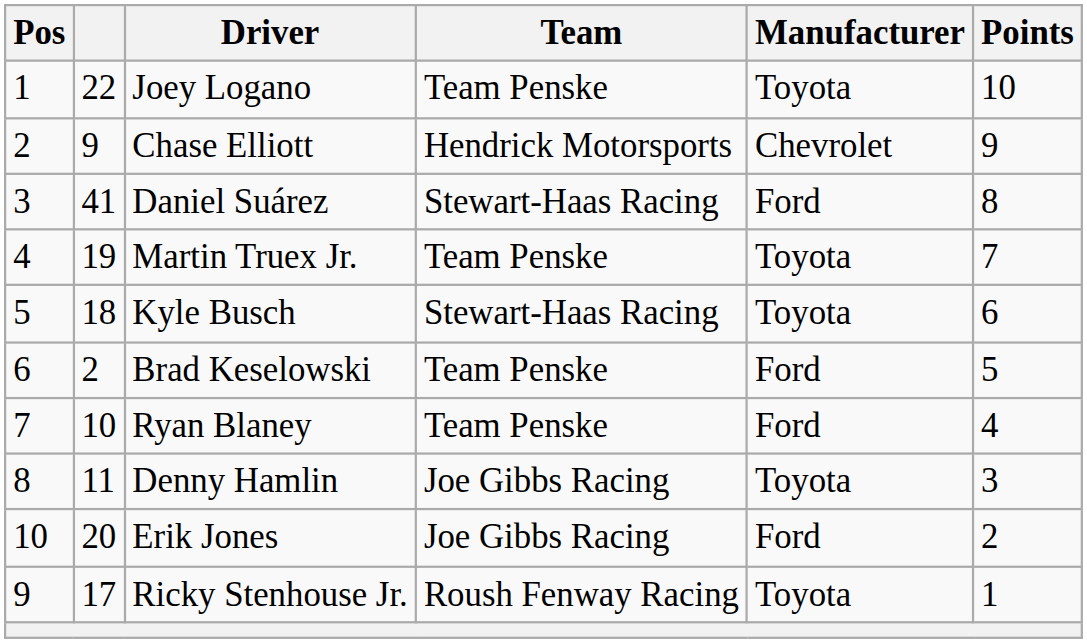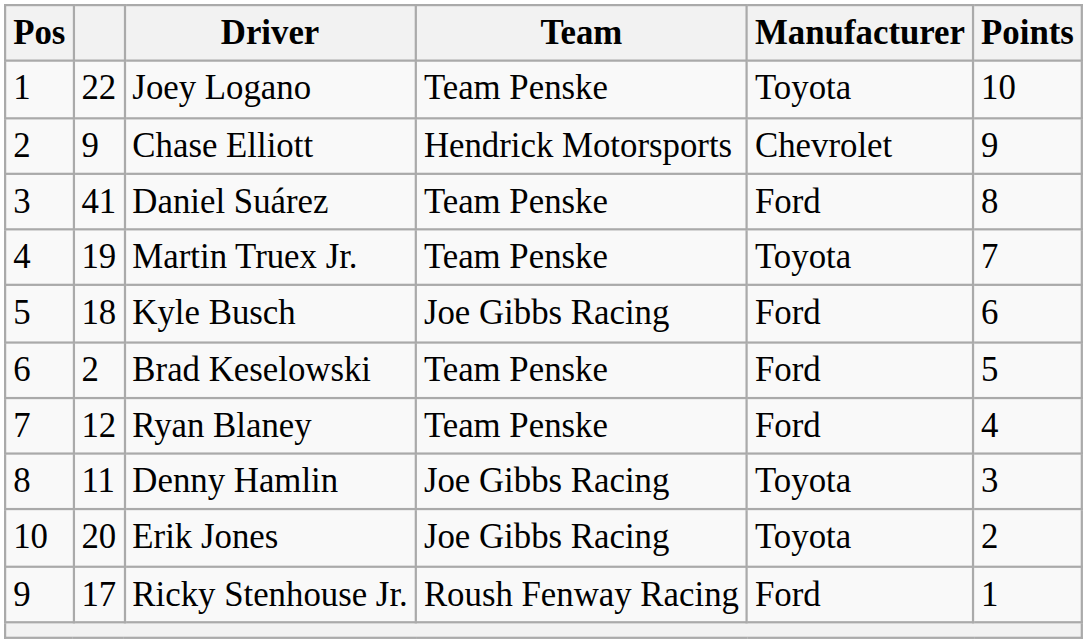(571, 200) Stewart-Haas Racing -> (516, 200) Team Penske
(571, 312) Stewart-Haas Racing -> (547, 312) Joe Gibbs Racing
(803, 312) Toyota -> (788, 312) Ford
(99, 424) 10 -> (99, 424) 12
(788, 536) Ford -> (803, 536) Toyota
(803, 592) Toyota -> (788, 592) Ford
